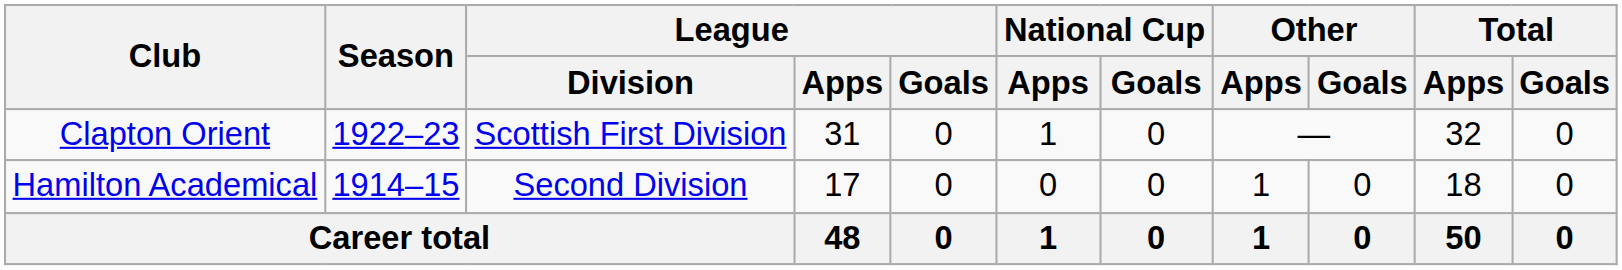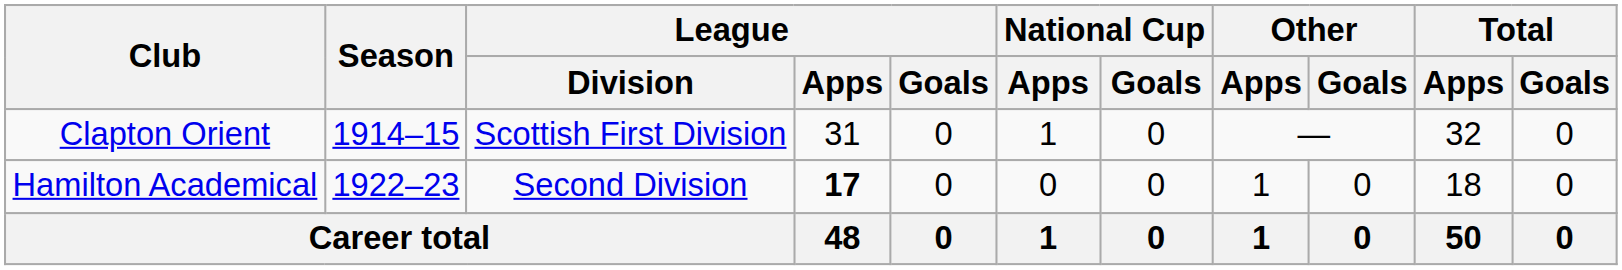(396, 133) 1922–23 -> (396, 133) 1914–15
(396, 185) 1914–15 -> (396, 185) 1922–23
(842, 185) normal -> (842, 185) bold
